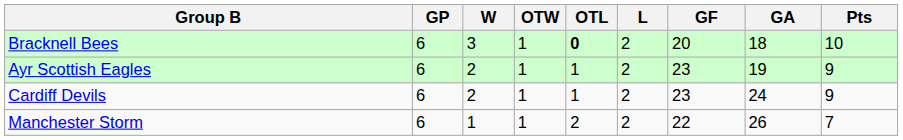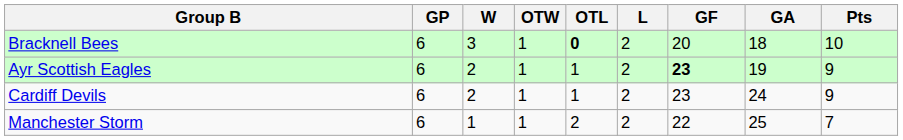(681, 69) normal -> (681, 69) bold
(758, 122) 26 -> (758, 122) 25
